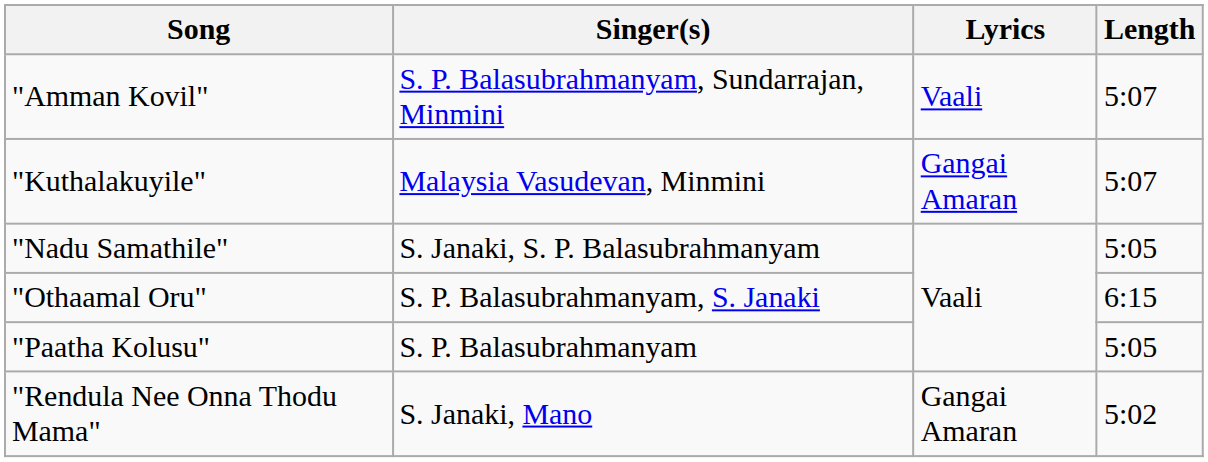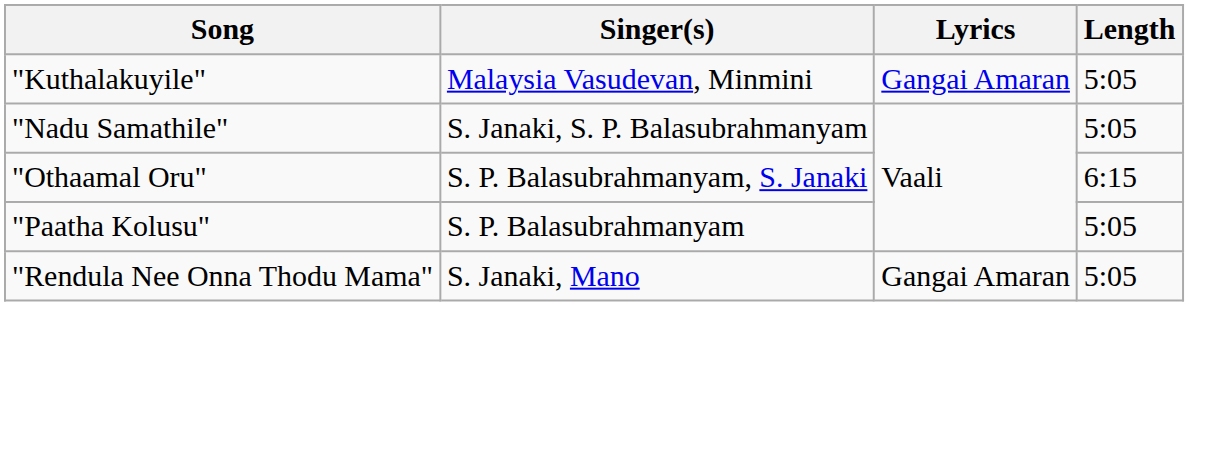- row: (110, 96)
(1131, 181) 5:07 -> (1110, 78) 5:05
(1131, 414) 5:02 -> (1110, 276) 5:05
